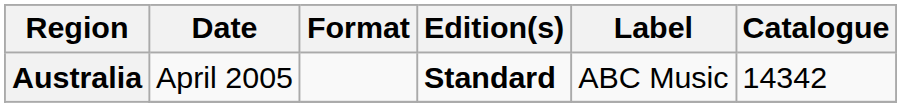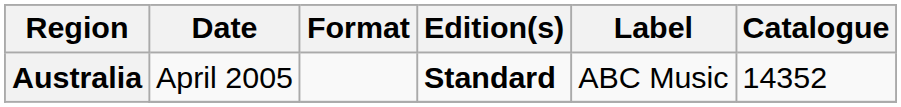(785, 76) 14342 -> (785, 76) 14352
